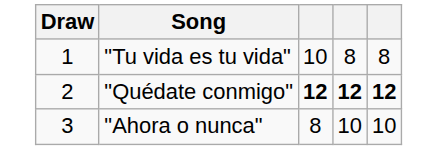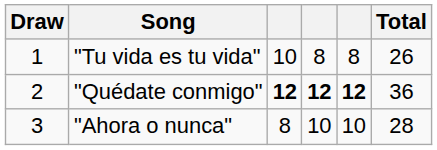+ column: (401, 21)
